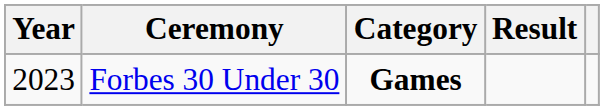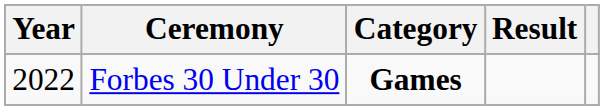(44, 79) 2023 -> (44, 79) 2022
